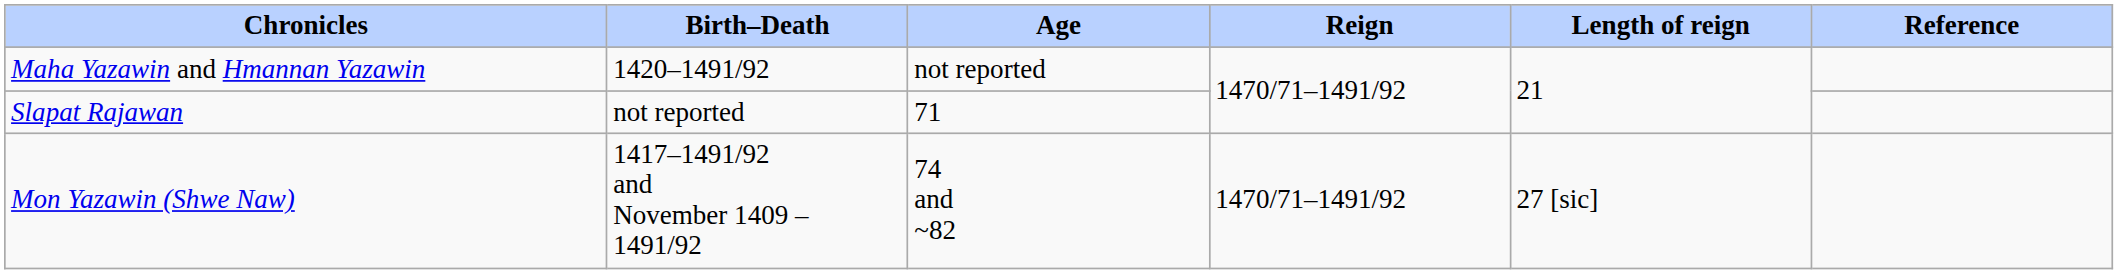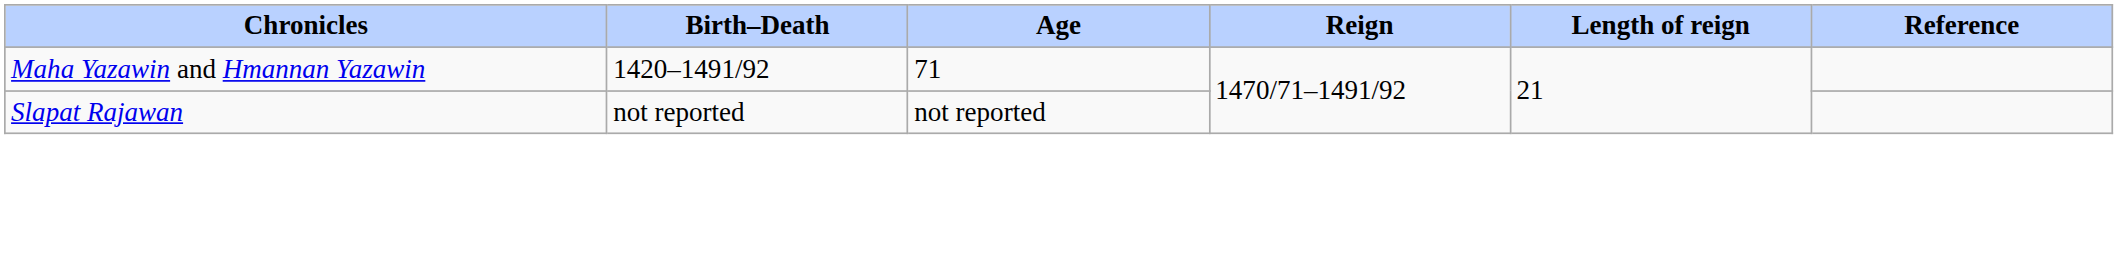(980, 68) not reported -> (928, 68) 71
(928, 111) 71 -> (980, 111) not reported
- row: (153, 200)
